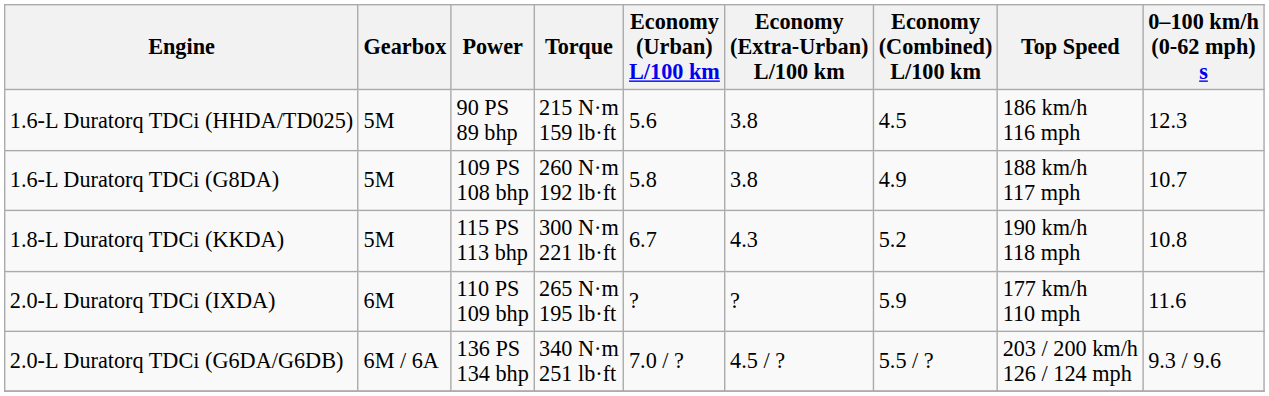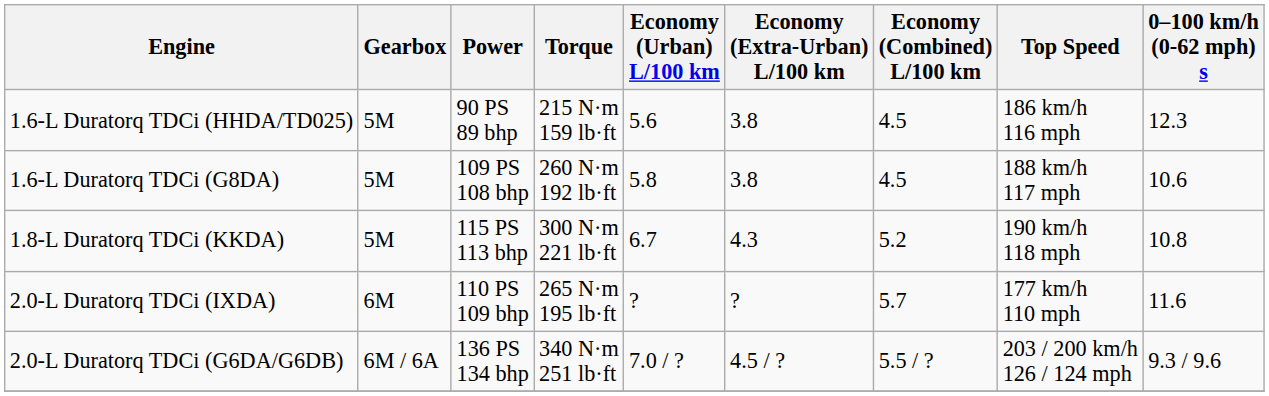(893, 180) 4.9 -> (893, 180) 4.5
(1168, 180) 10.7 -> (1168, 180) 10.6
(893, 300) 5.9 -> (893, 300) 5.7
